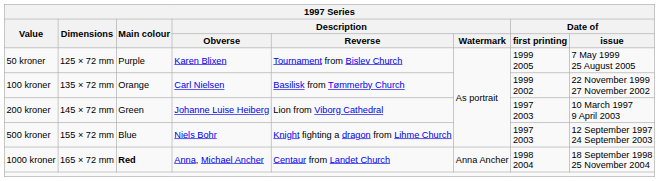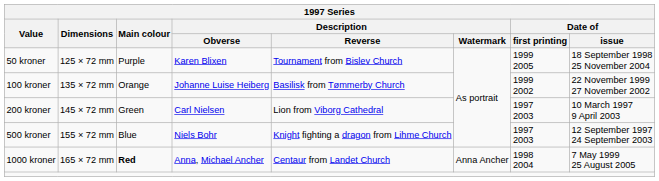(603, 61) 7 May 1999 25 August 2005 -> (612, 61) 18 September 1998 25 November 2004
(199, 86) Carl Nielsen -> (222, 86) Johanne Luise Heiberg
(222, 110) Johanne Luise Heiberg -> (199, 110) Carl Nielsen
(612, 160) 18 September 1998 25 November 2004 -> (603, 160) 7 May 1999 25 August 2005
